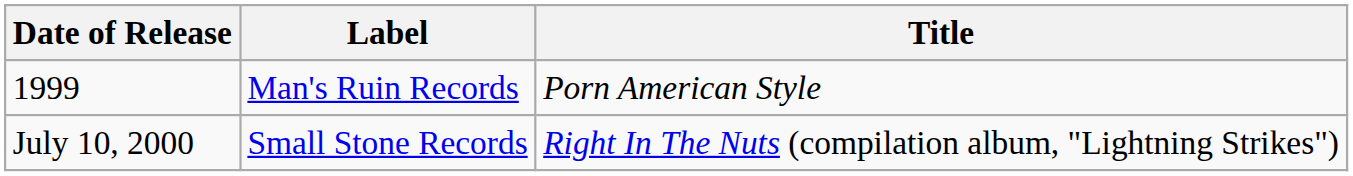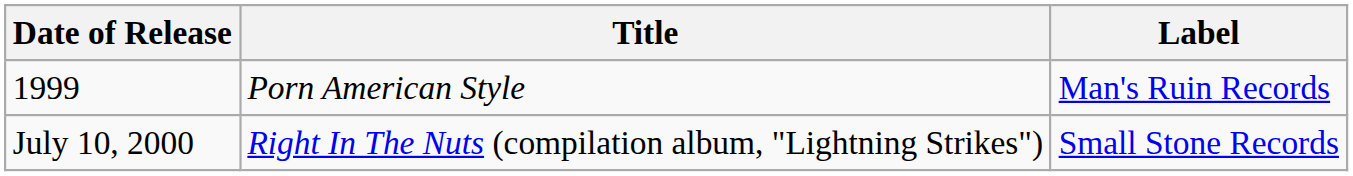columns swapped: (941, 32) <-> (388, 32)
